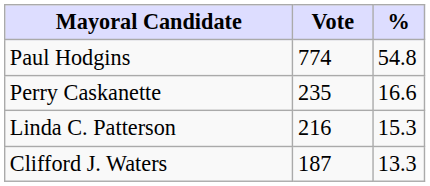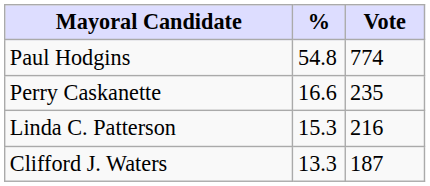columns swapped: (333, 22) <-> (399, 22)
